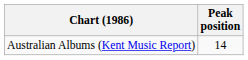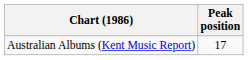(220, 45) 14 -> (220, 45) 17
